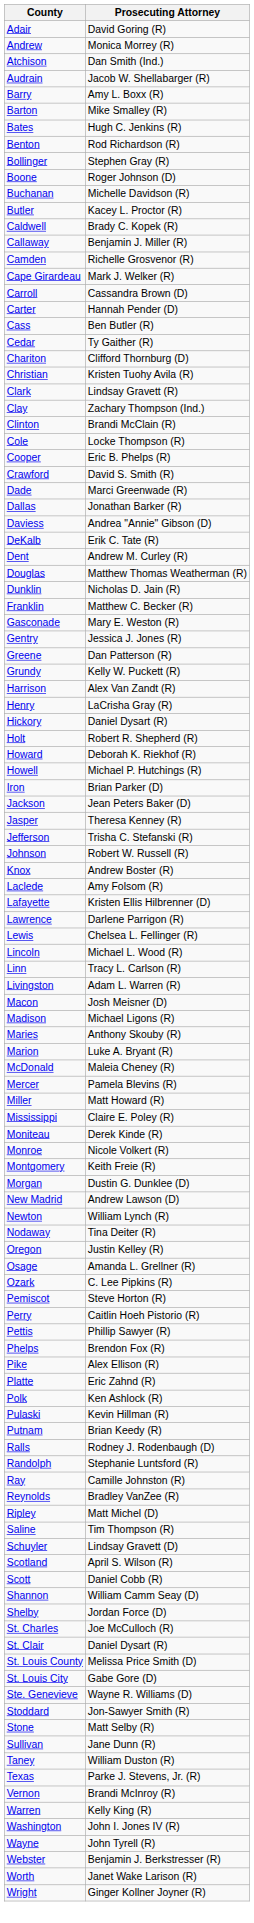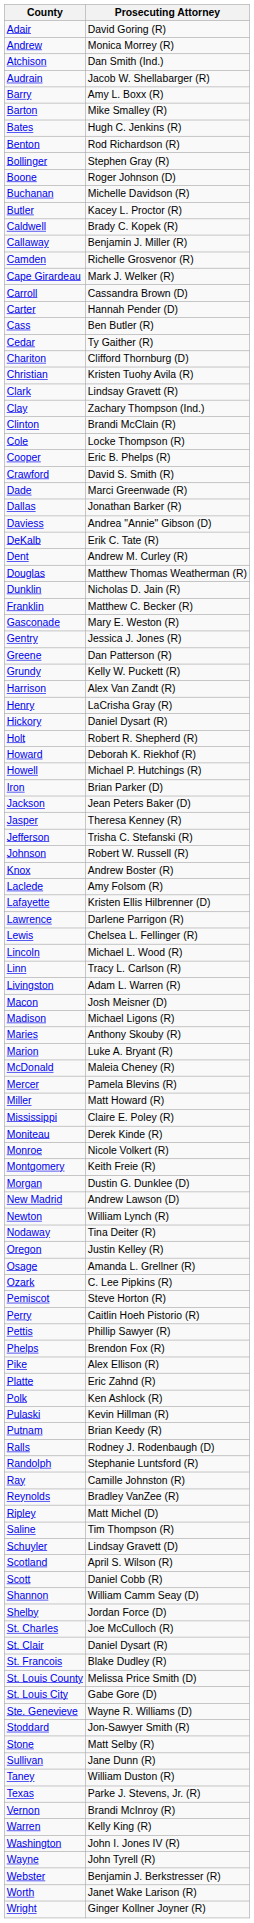+ row: (34, 1662)
